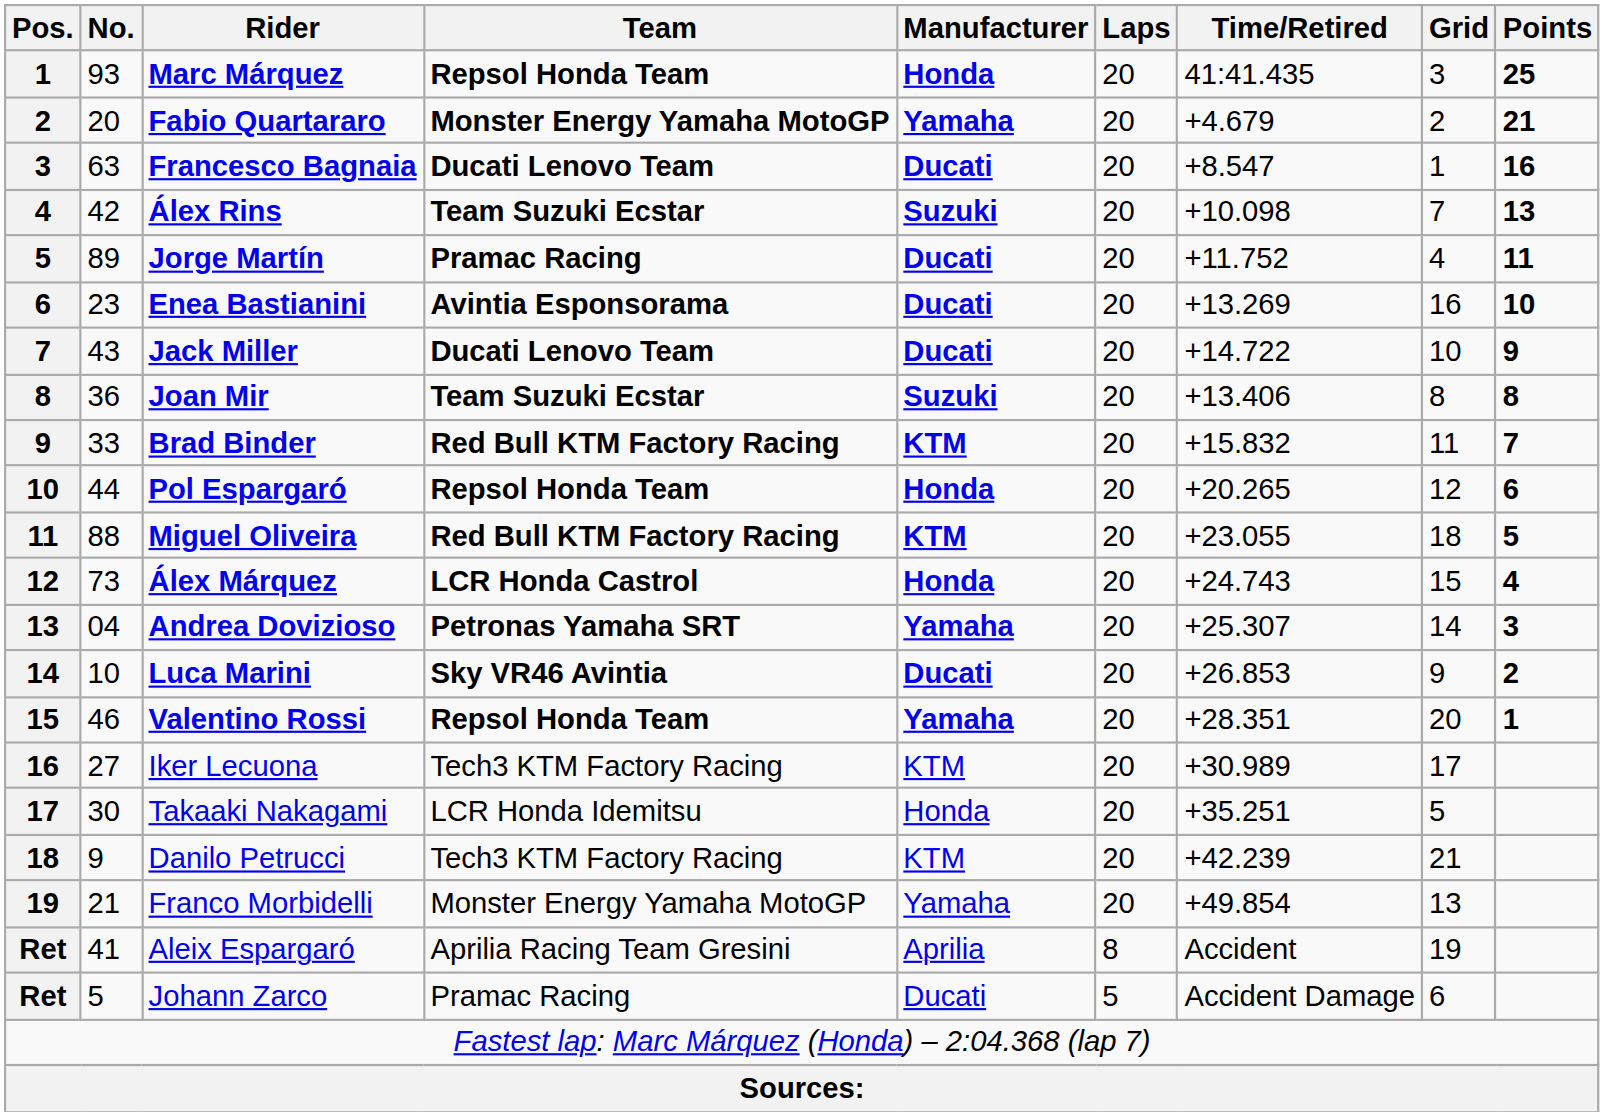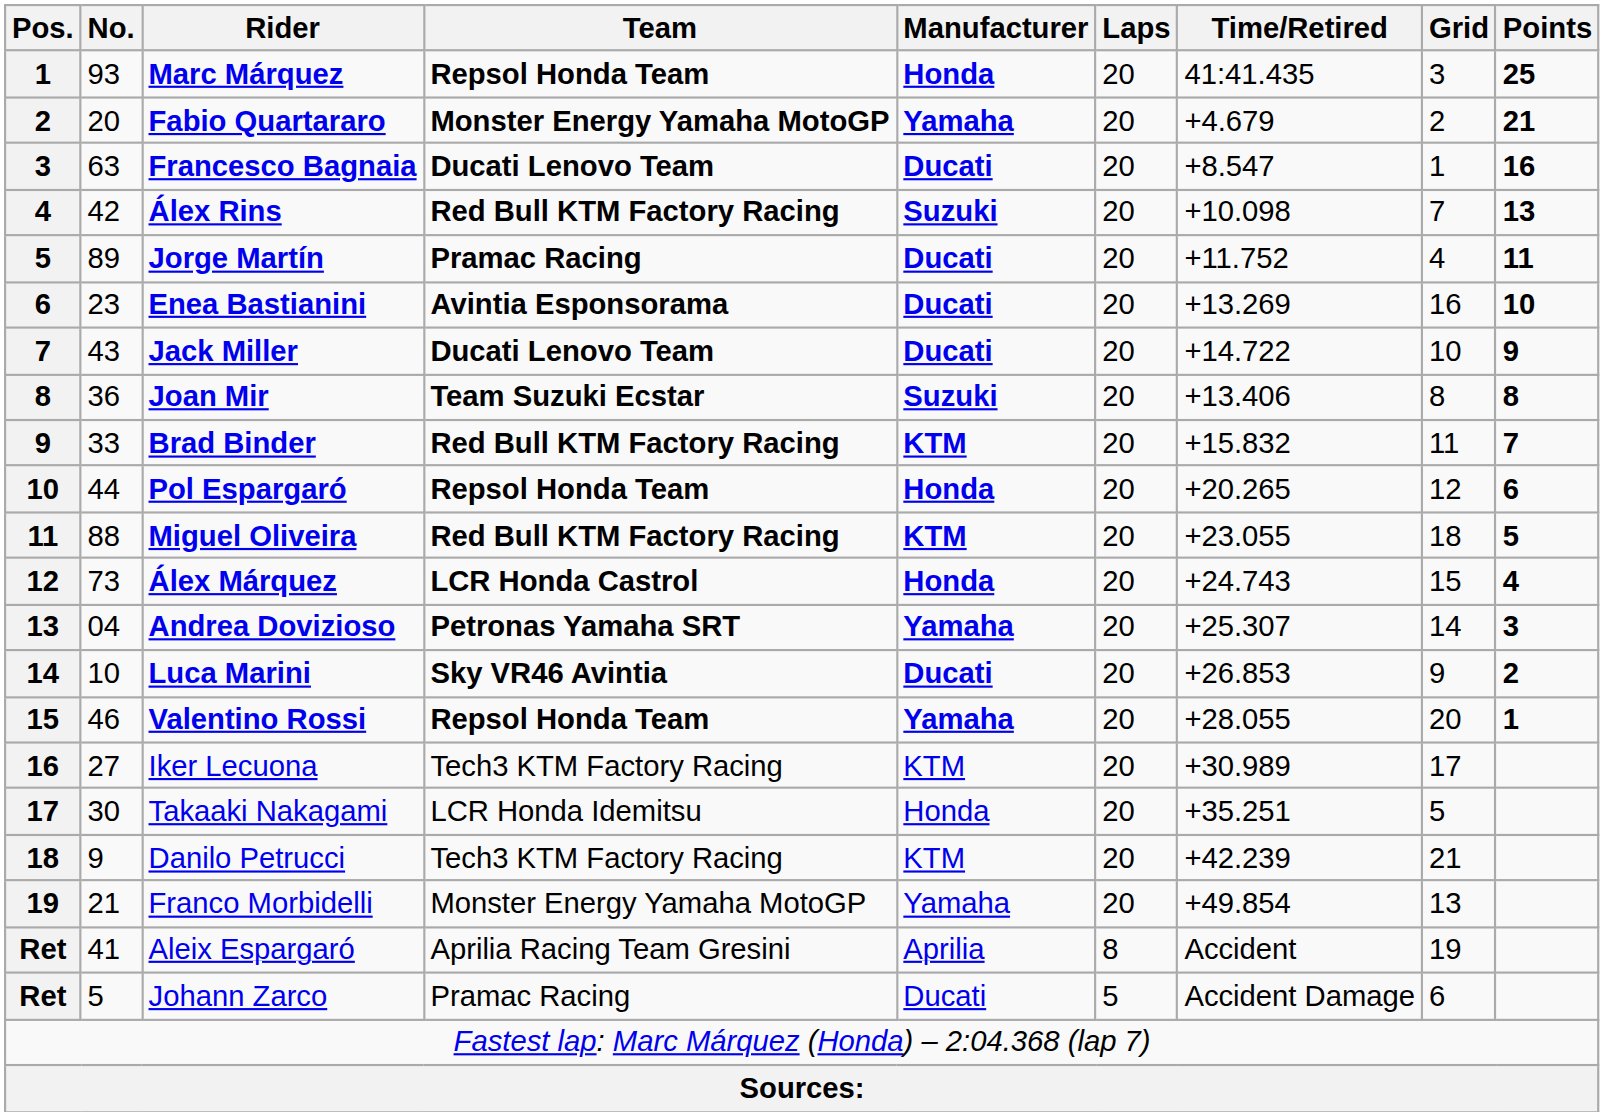(567, 212) Team Suzuki Ecstar -> (635, 212) Red Bull KTM Factory Racing
(1238, 719) +28.351 -> (1238, 719) +28.055
